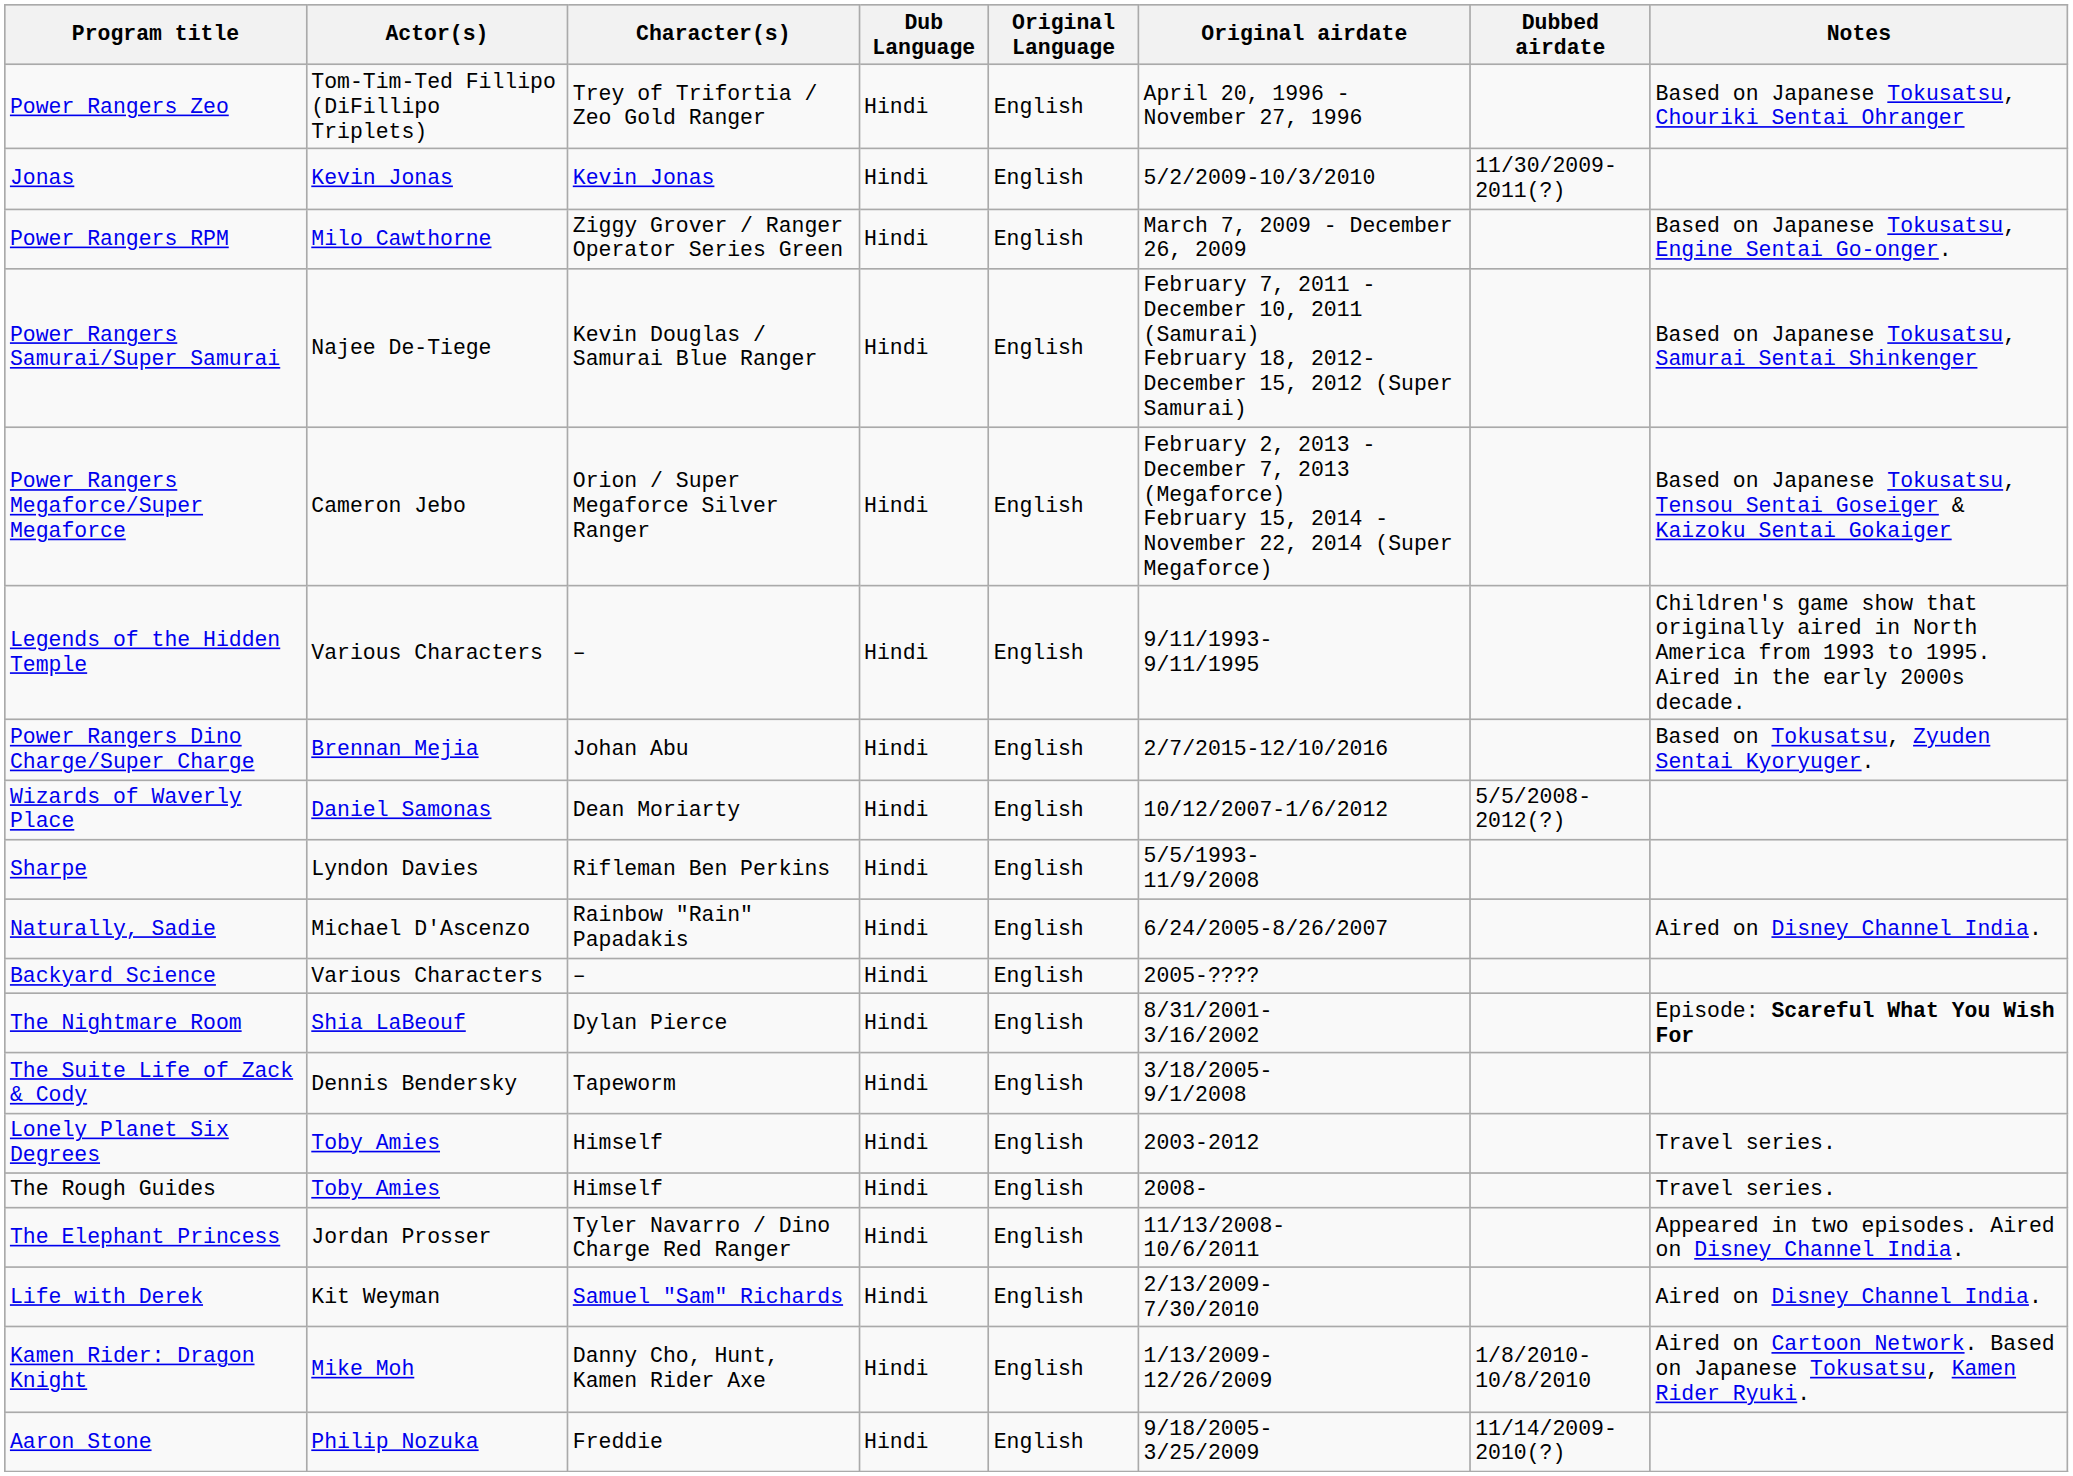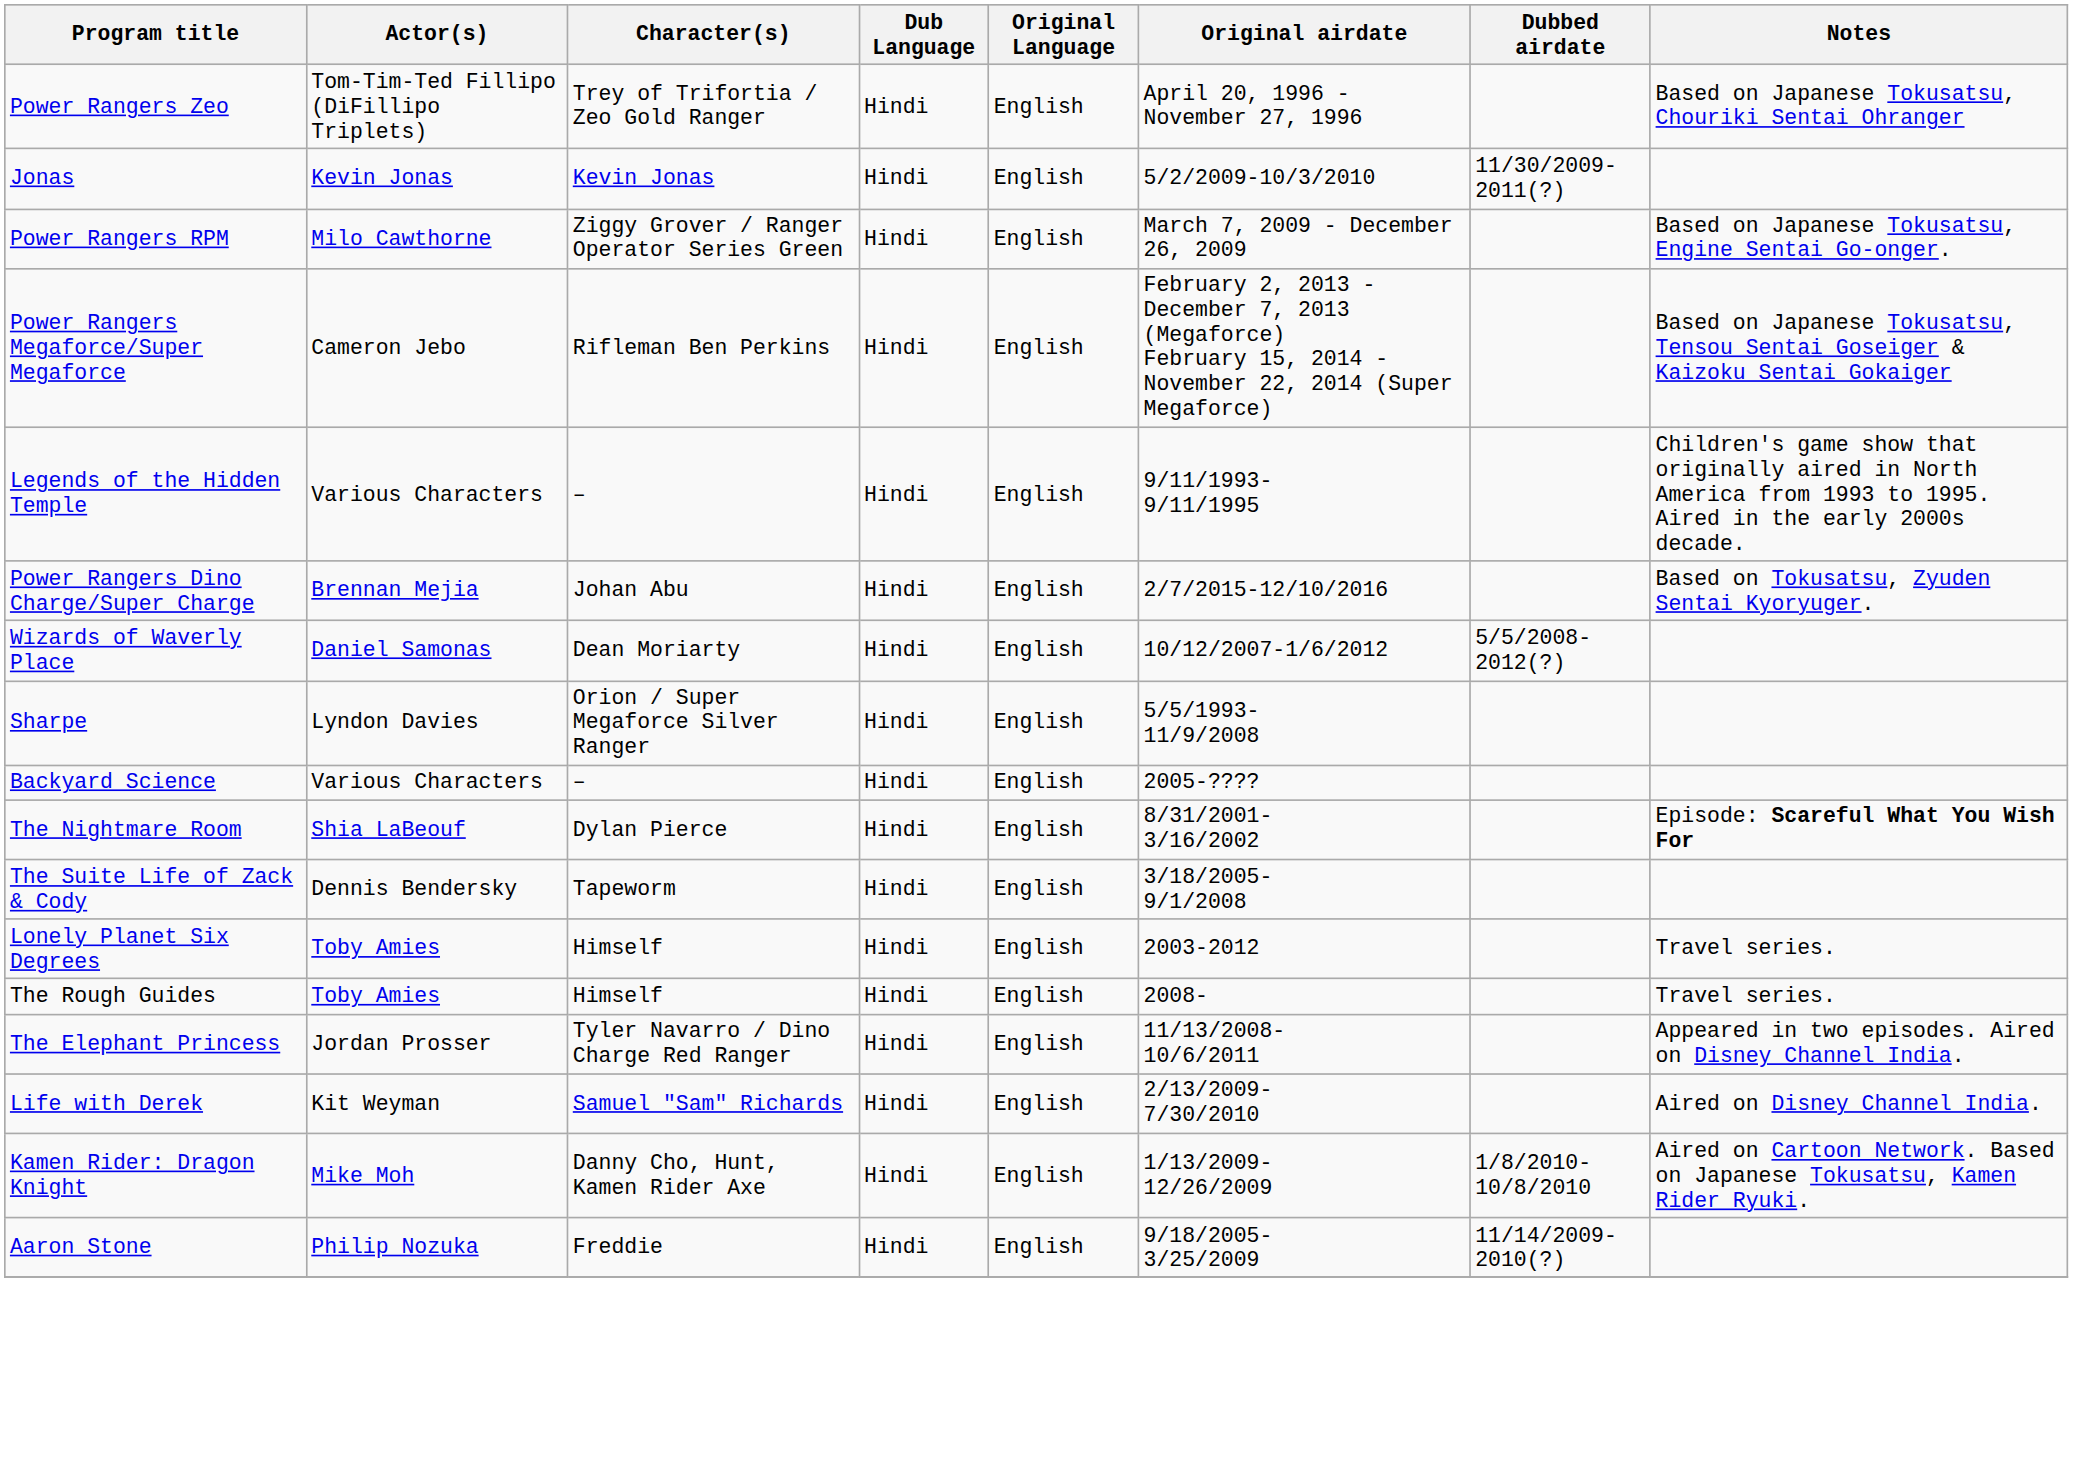- row: (145, 348)
(676, 506) Orion / Super Megaforce Silver Ranger -> (702, 348) Rifleman Ben Perkins
(702, 869) Rifleman Ben Perkins -> (676, 723) Orion / Super Megaforce Silver Ranger
- row: (113, 929)
